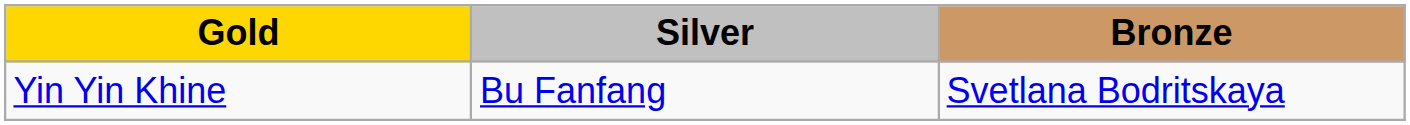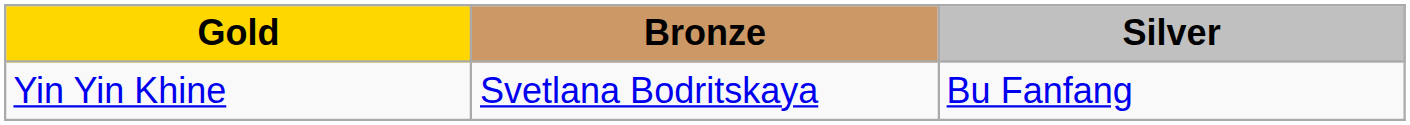columns swapped: (705, 33) <-> (1172, 33)
